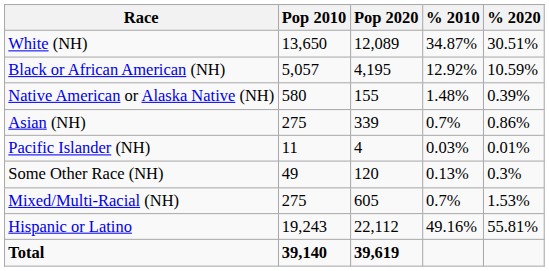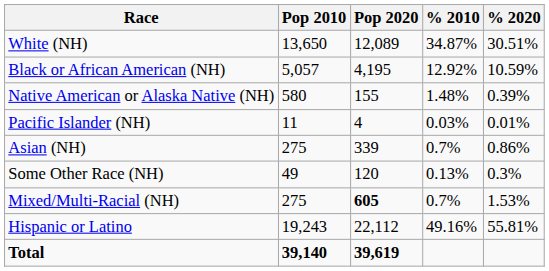rows swapped: (47, 122) <-> (79, 148)
(366, 200) normal -> (366, 200) bold
